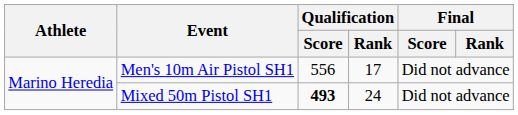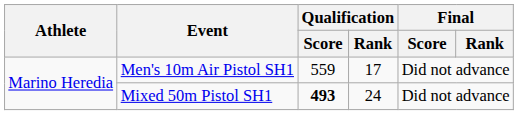(323, 69) 556 -> (323, 69) 559
